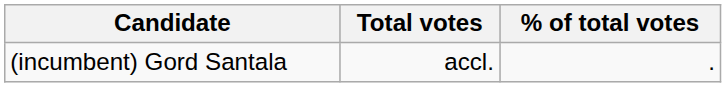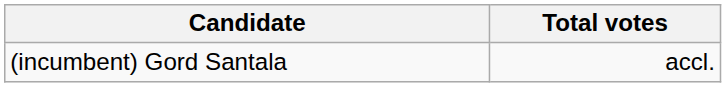- column: (610, 23)
